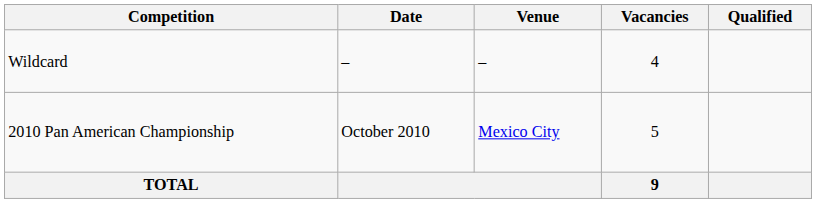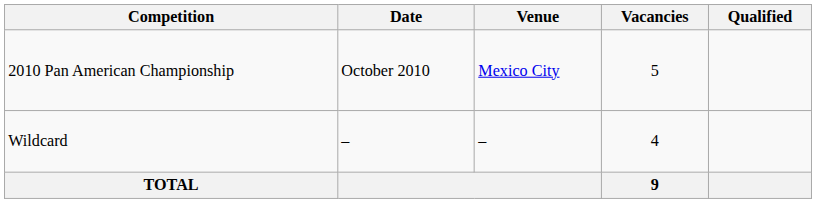rows swapped: (121, 132) <-> (38, 61)
